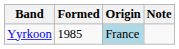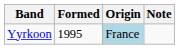(70, 34) 1985 -> (70, 34) 1995
